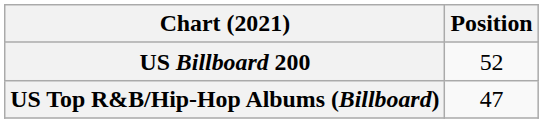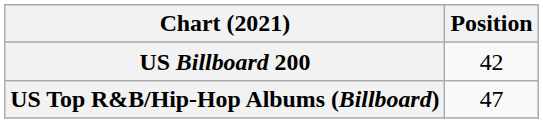(492, 61) 52 -> (492, 61) 42
